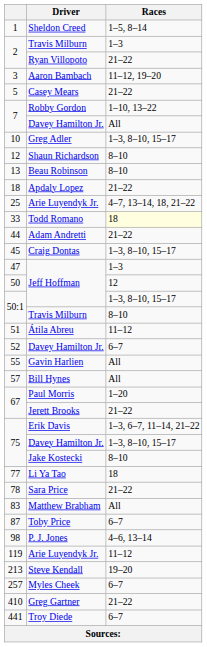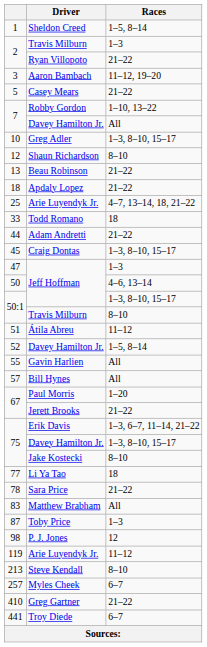(118, 171) 8–10 -> (120, 171) 21–22
(113, 219) lightyellow background -> (113, 219) no background
(113, 282) 12 -> (130, 282) 4–6, 13–14
(116, 346) 6–7 -> (128, 346) 1–5, 8–14
(116, 521) 6–7 -> (116, 521) 1–3
(130, 537) 4–6, 13–14 -> (113, 537) 12
(120, 569) 19–20 -> (118, 569) 8–10
